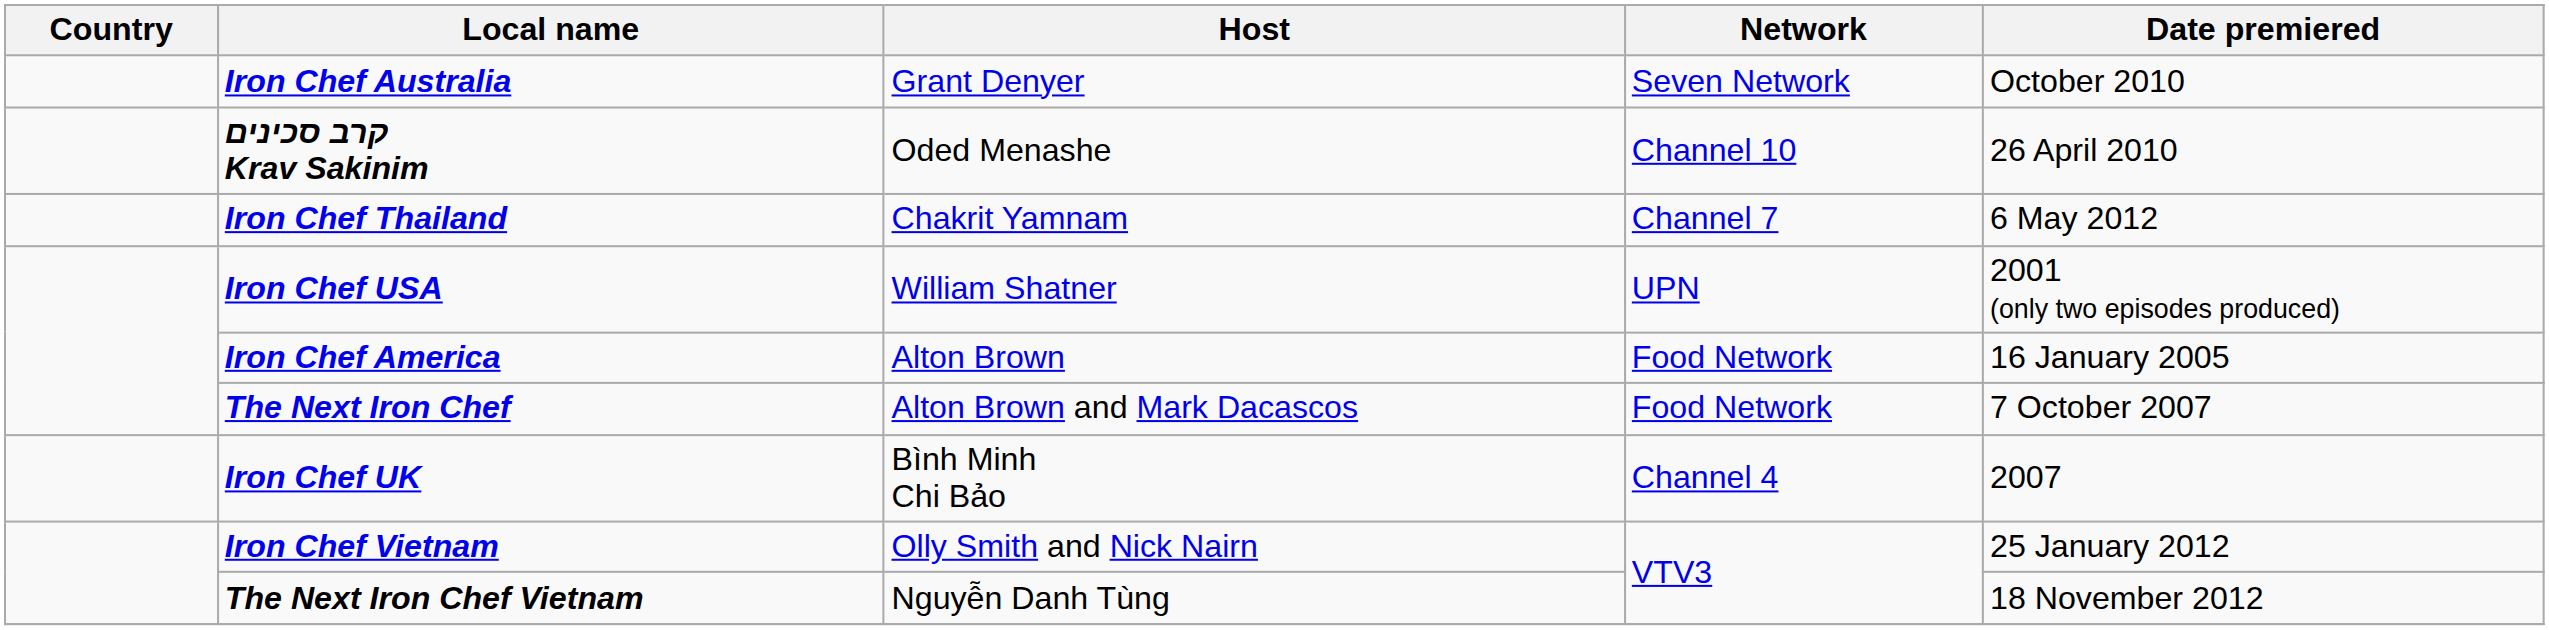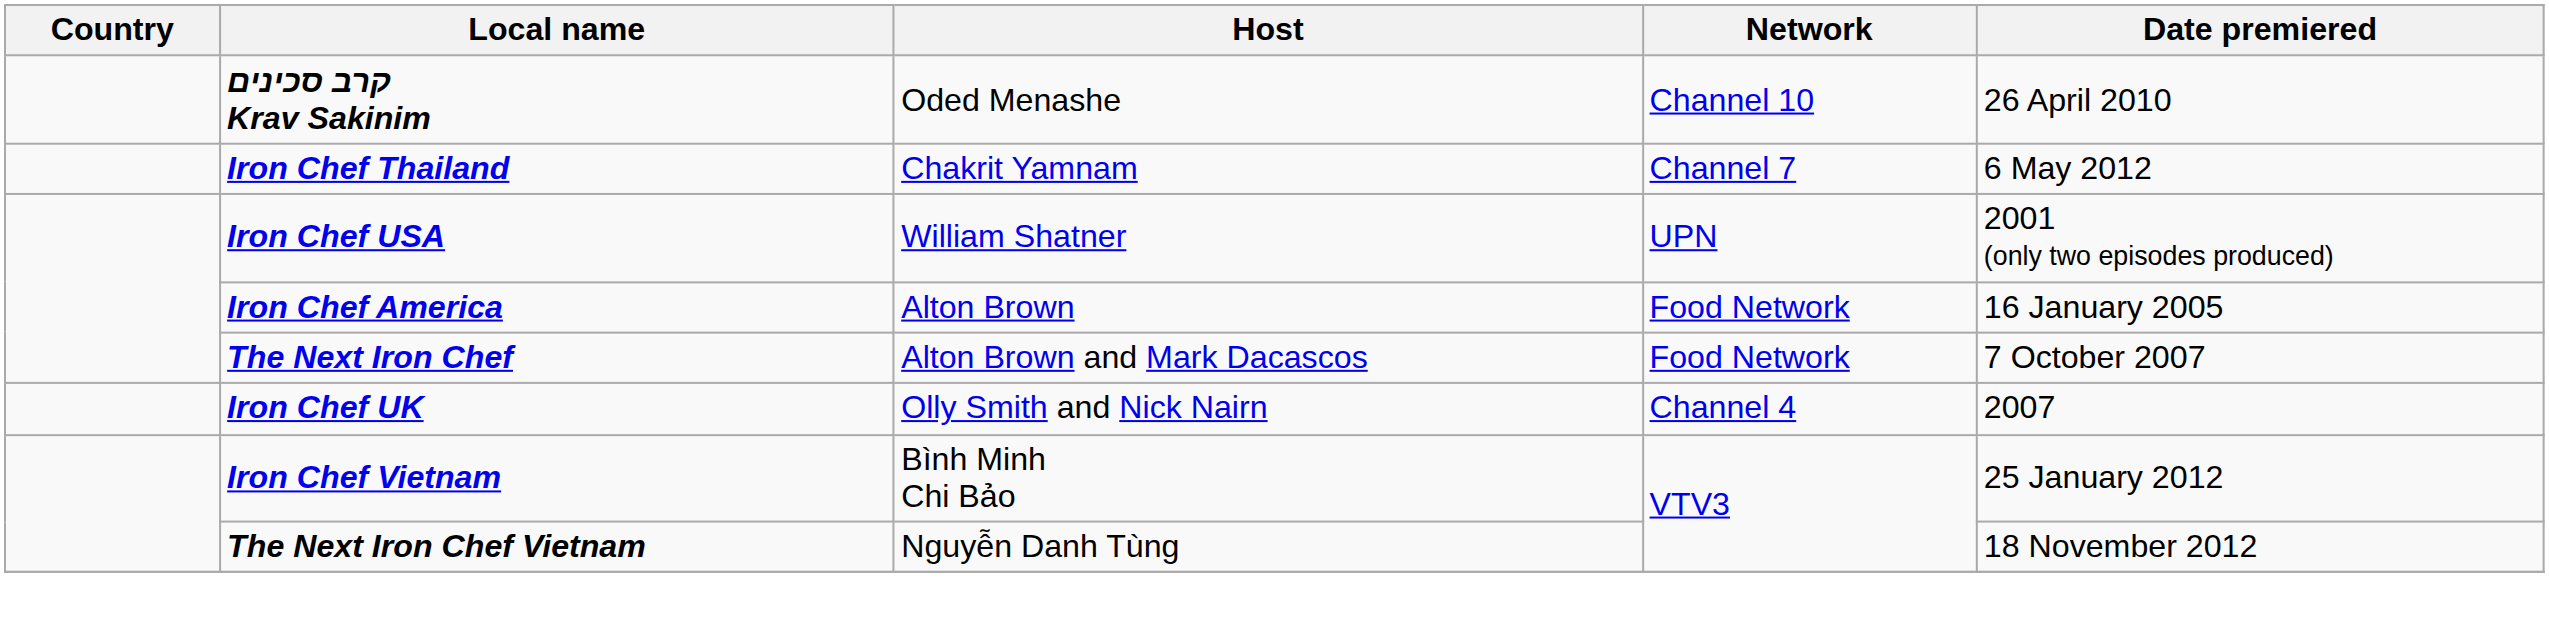- row: (368, 81)
(964, 477) Bình Minh Chi Bảo -> (1084, 408) Olly Smith and Nick Nairn
(1075, 546) Olly Smith and Nick Nairn -> (974, 477) Bình Minh Chi Bảo
